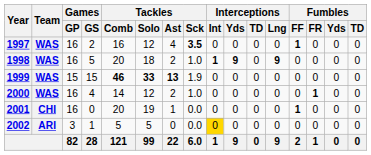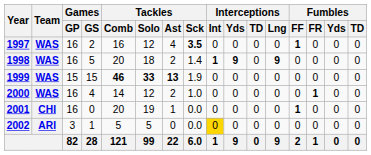(195, 61) 1.0 -> (195, 61) 1.4
